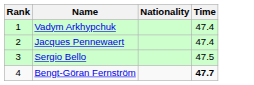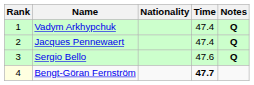+ column: (234, 12)
(205, 57) 47.5 -> (205, 57) 47.6
(18, 73) no background -> (18, 73) lightyellow background
